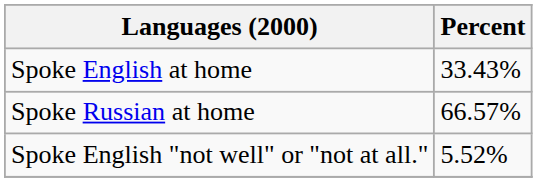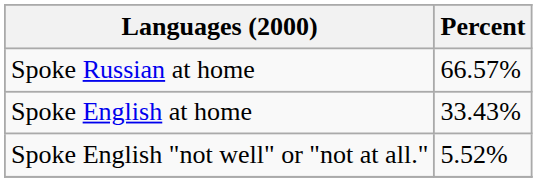rows swapped: (133, 112) <-> (131, 69)
